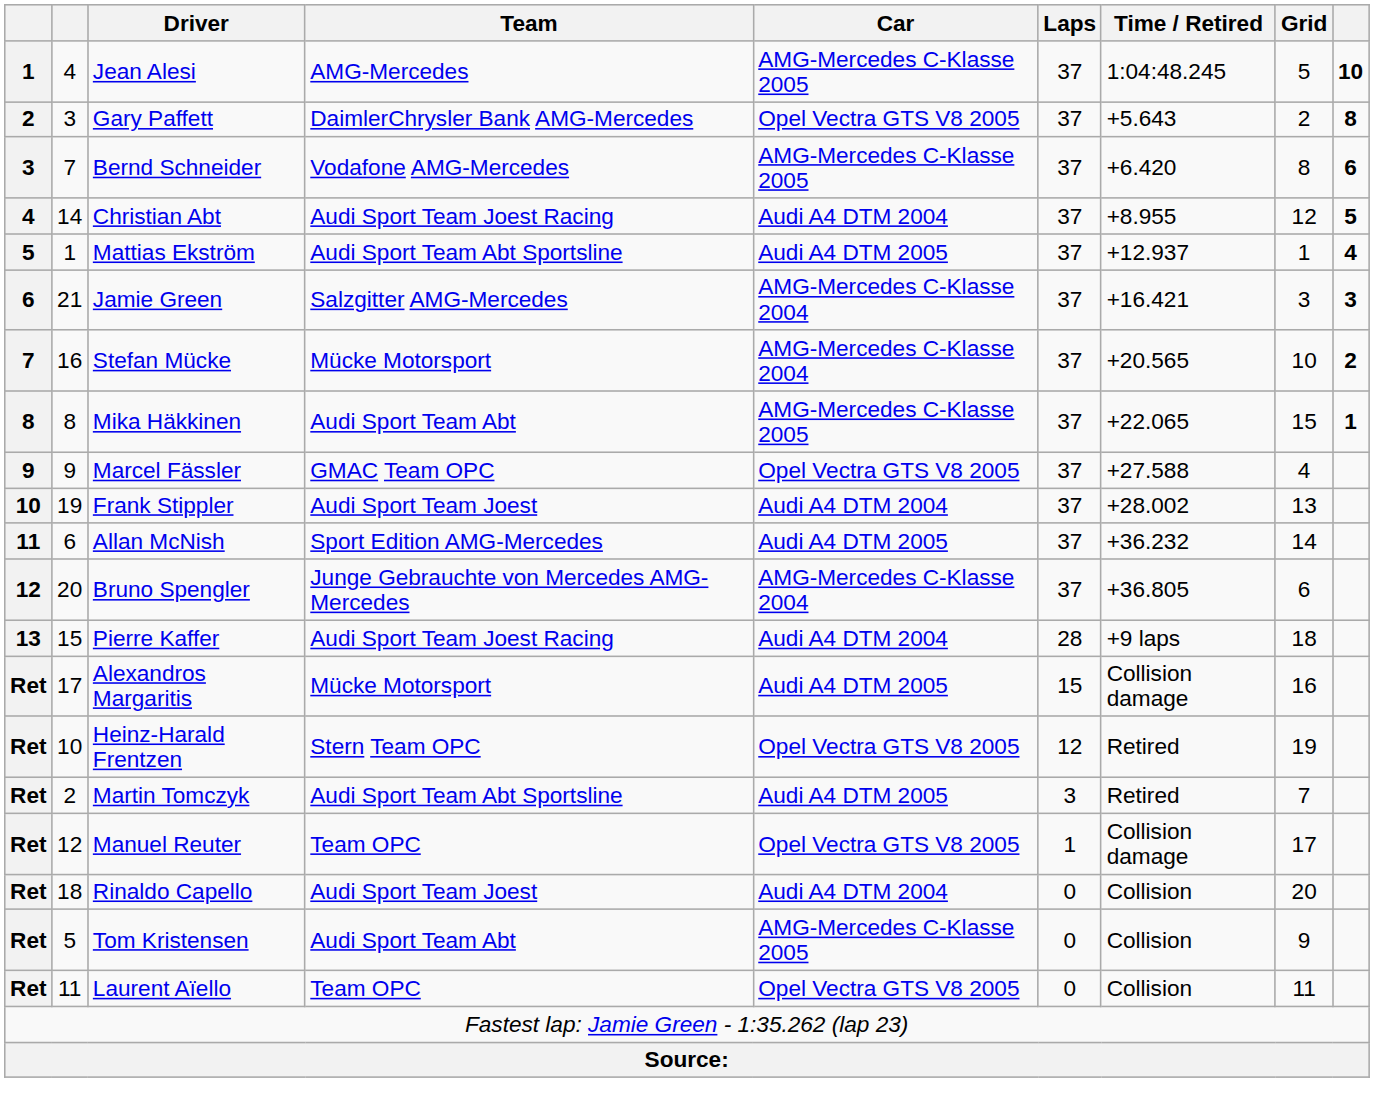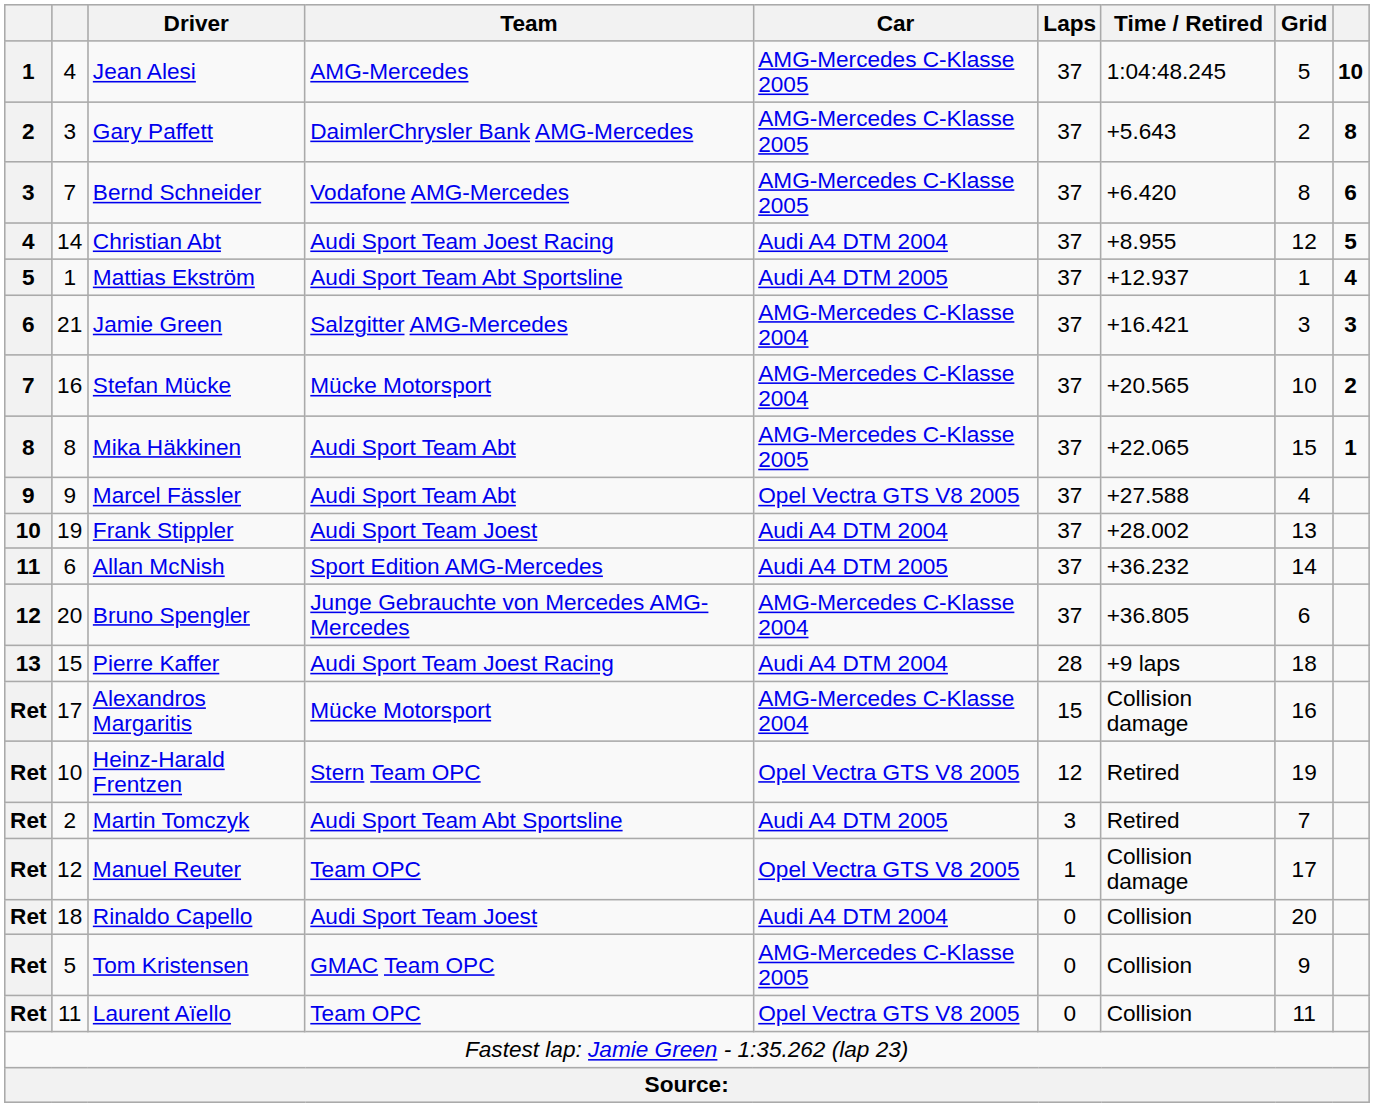(889, 120) Opel Vectra GTS V8 2005 -> (886, 132) AMG-Mercedes C-Klasse 2005
(402, 470) GMAC Team OPC -> (413, 495) Audi Sport Team Abt
(853, 686) Audi A4 DTM 2005 -> (886, 711) AMG-Mercedes C-Klasse 2004
(413, 940) Audi Sport Team Abt -> (402, 965) GMAC Team OPC
